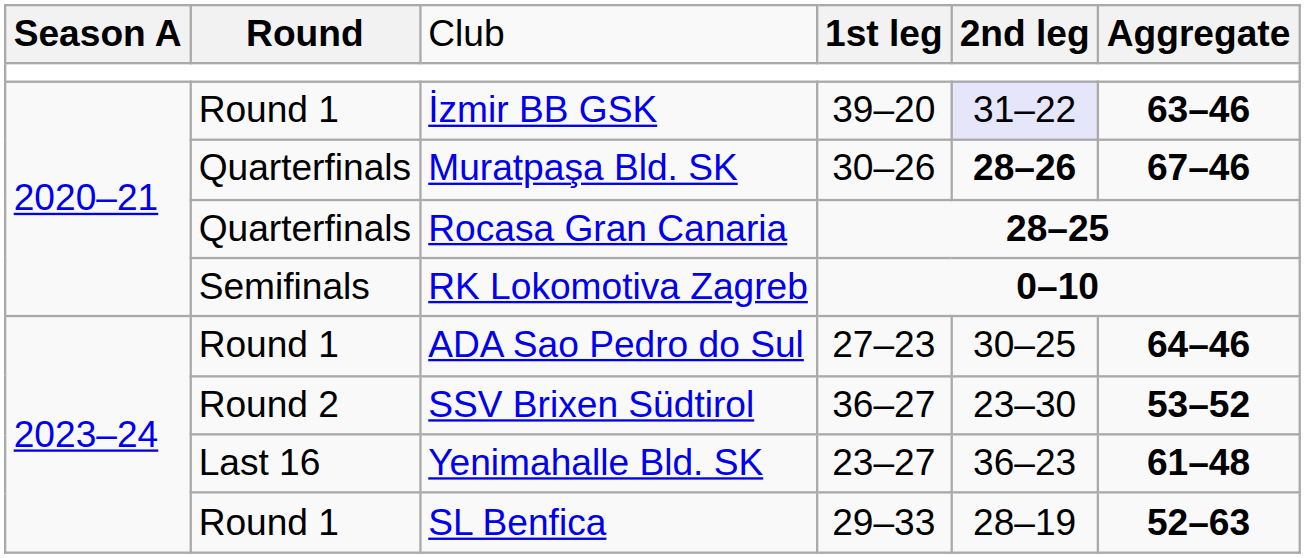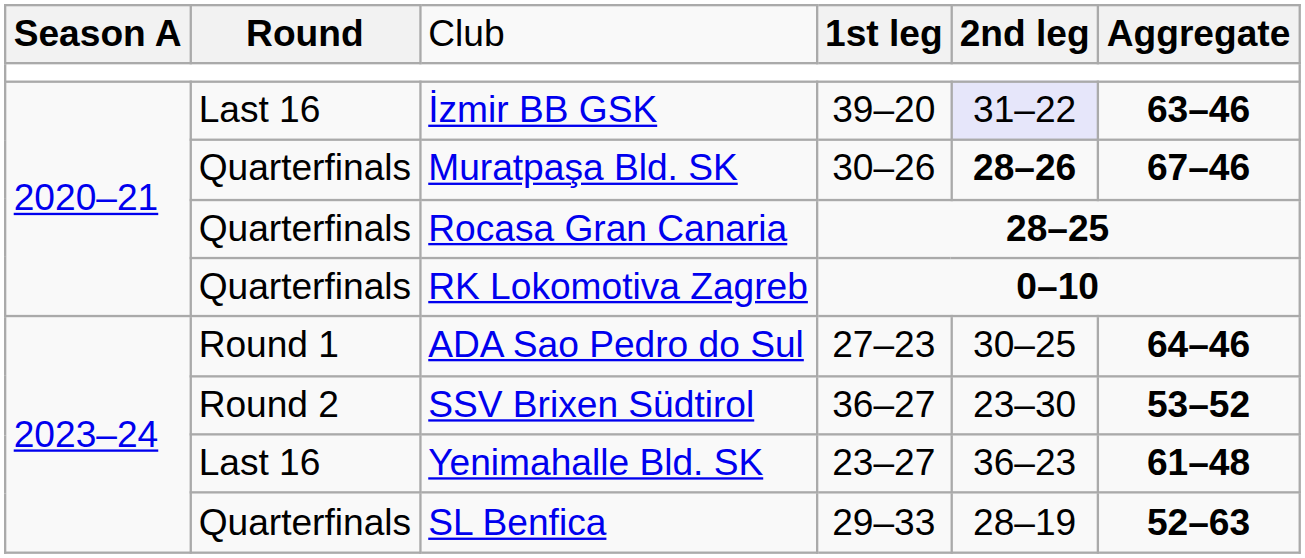(269, 109) Round 1 -> (260, 109) Last 16
(284, 286) Semifinals -> (305, 286) Quarterfinals
(269, 522) Round 1 -> (305, 522) Quarterfinals
